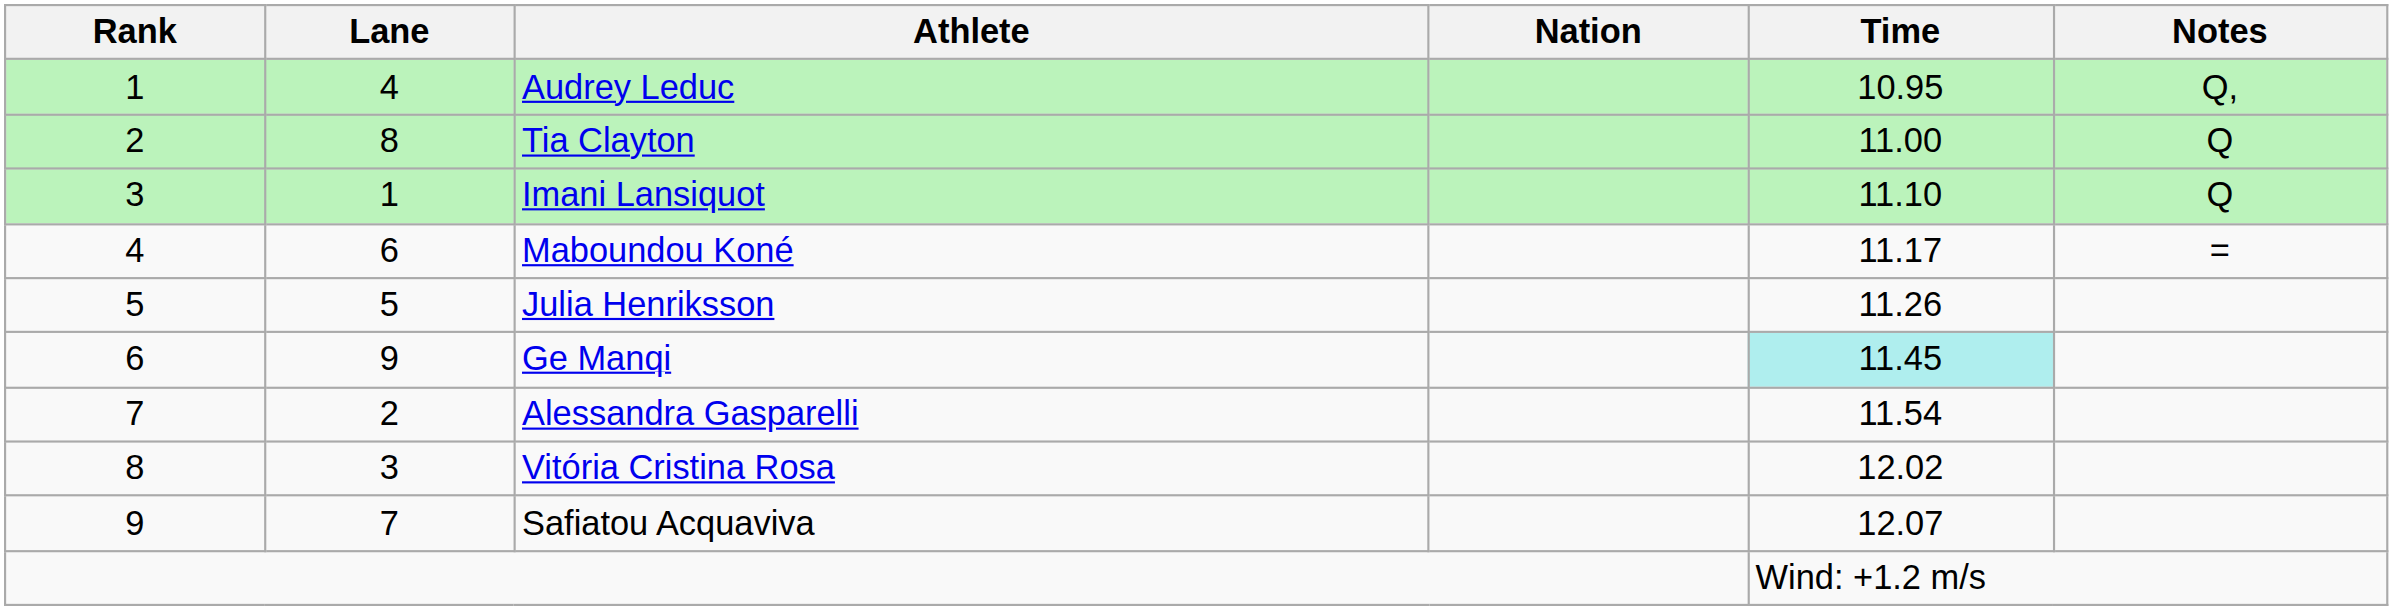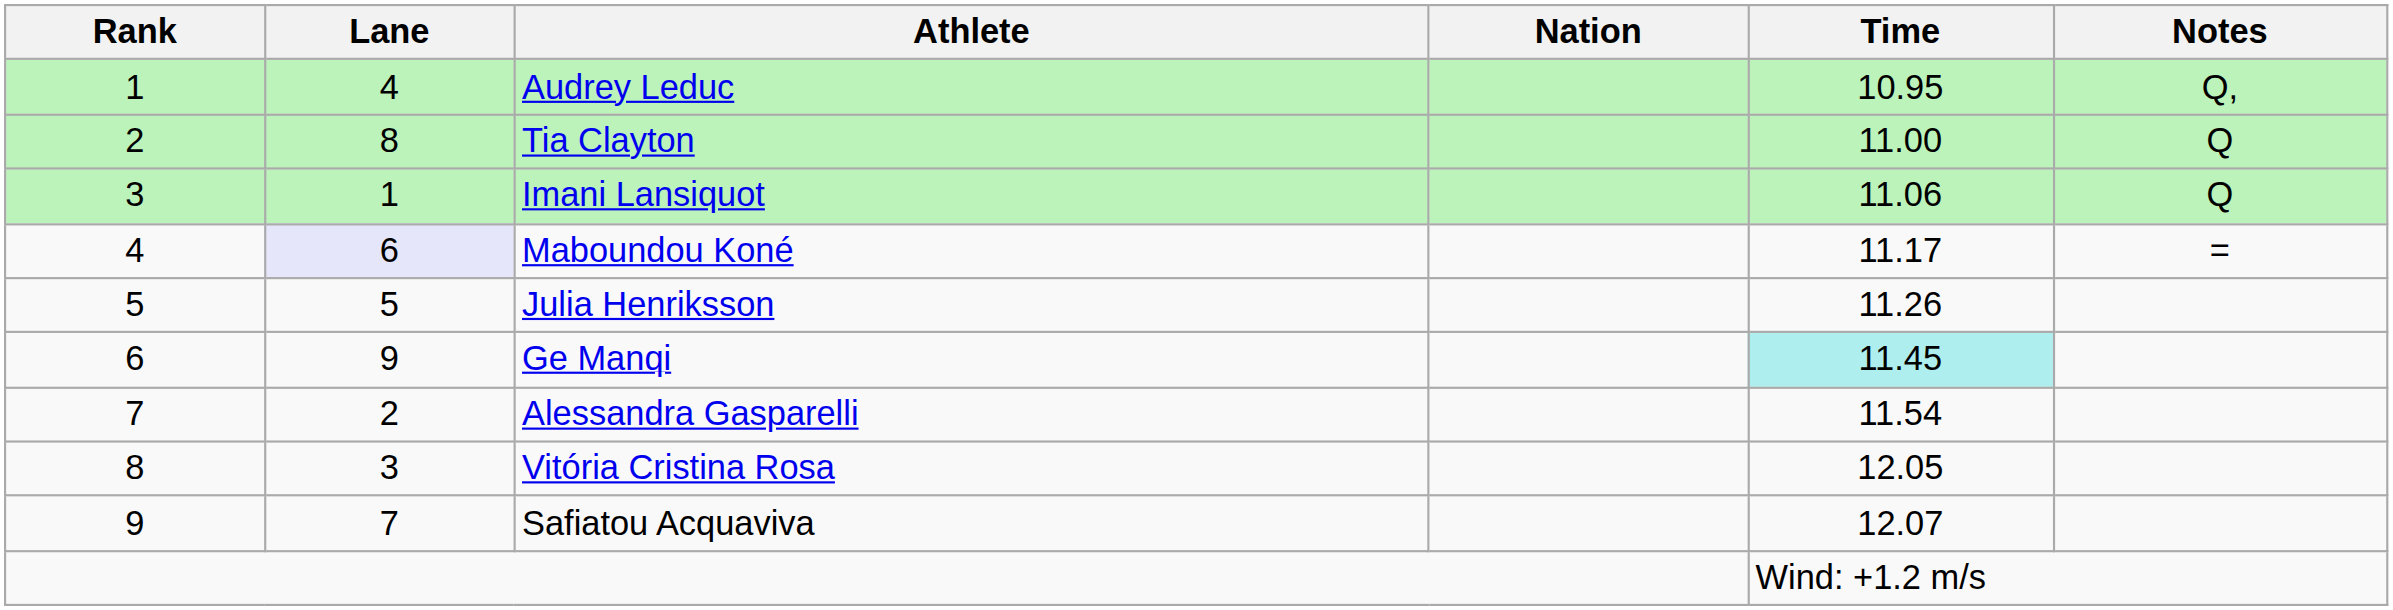(1900, 195) 11.10 -> (1900, 195) 11.06
(389, 250) no background -> (389, 250) lavender background
(1900, 468) 12.02 -> (1900, 468) 12.05
